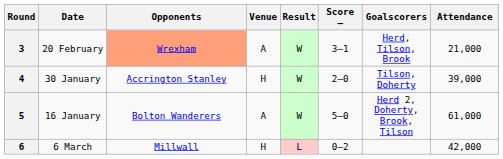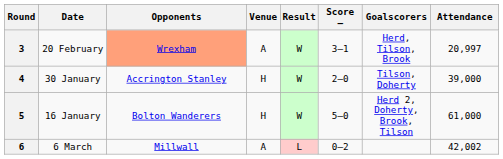(465, 48) 21,000 -> (465, 48) 20,997
(263, 116) A -> (263, 116) H
(263, 147) H -> (263, 147) A
(465, 147) 42,000 -> (465, 147) 42,002
